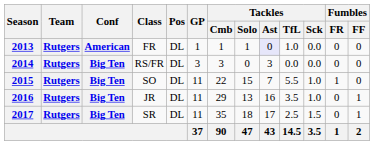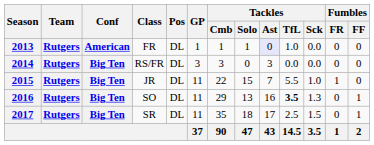(149, 81) SO -> (149, 81) JR
(149, 98) JR -> (149, 98) SO
(292, 98) normal -> (292, 98) bold
(314, 98) 1.0 -> (314, 98) 1.3
